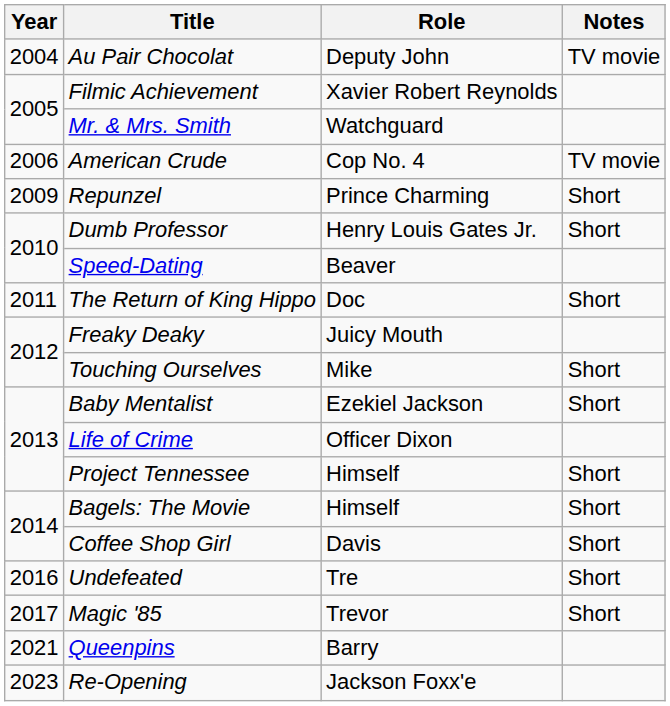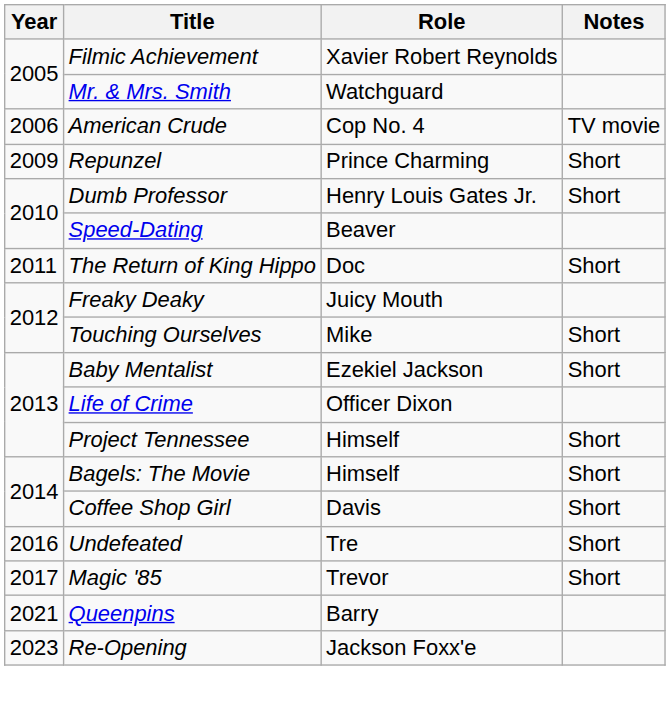- row: (151, 56)
